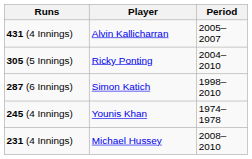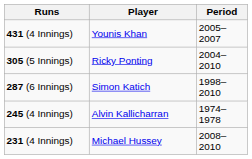(130, 33) Alvin Kallicharran -> (119, 33) Younis Khan
(119, 114) Younis Khan -> (130, 114) Alvin Kallicharran
